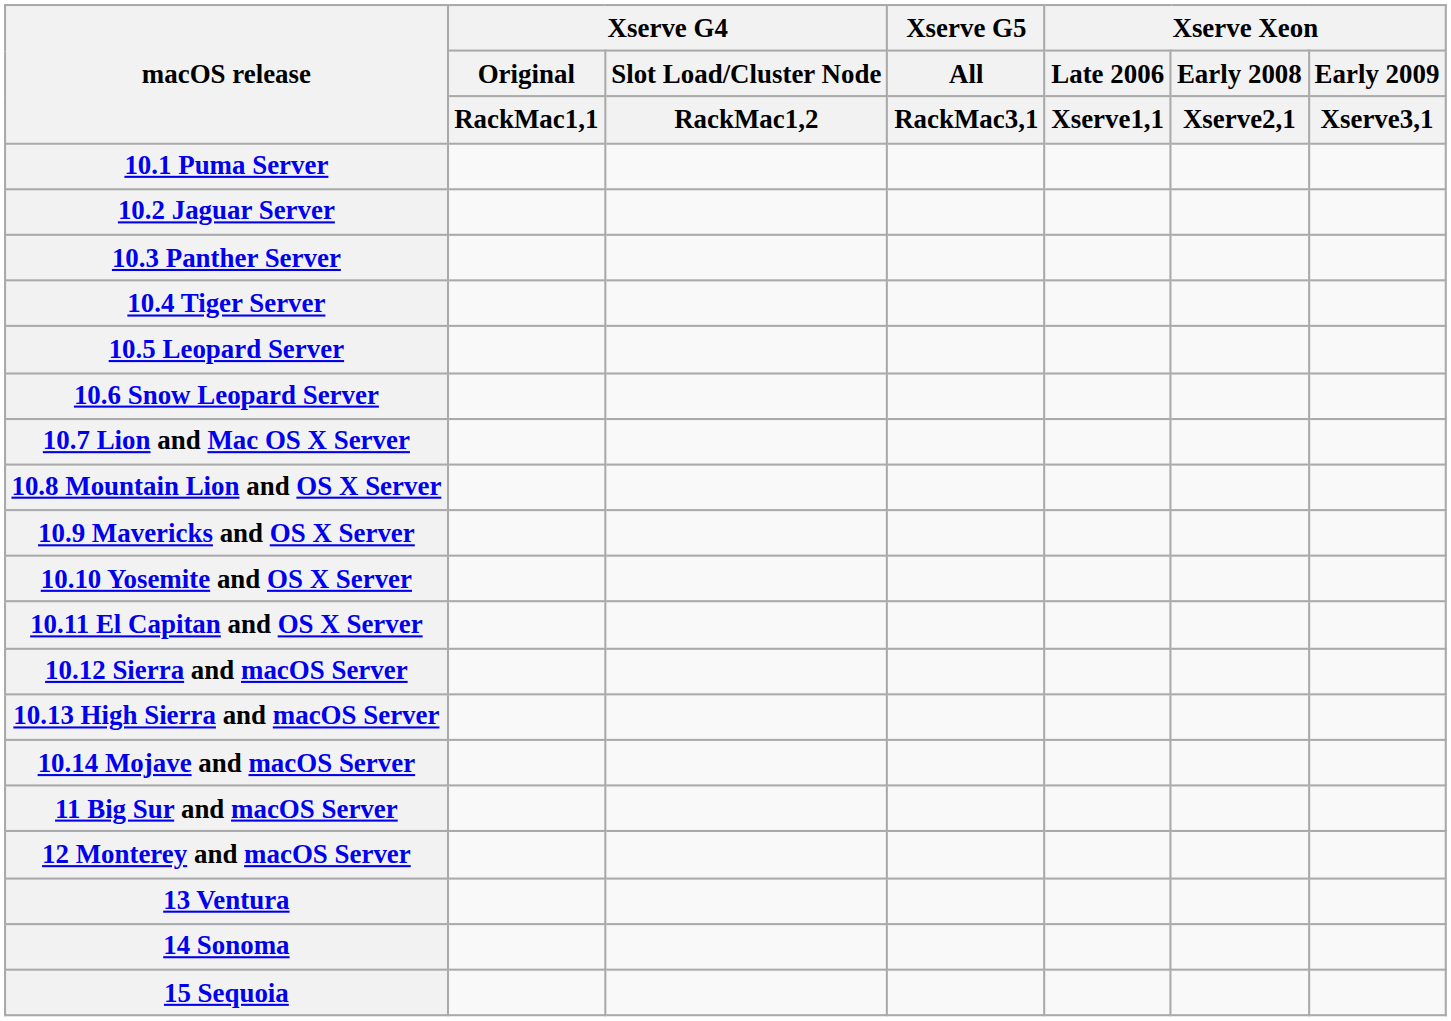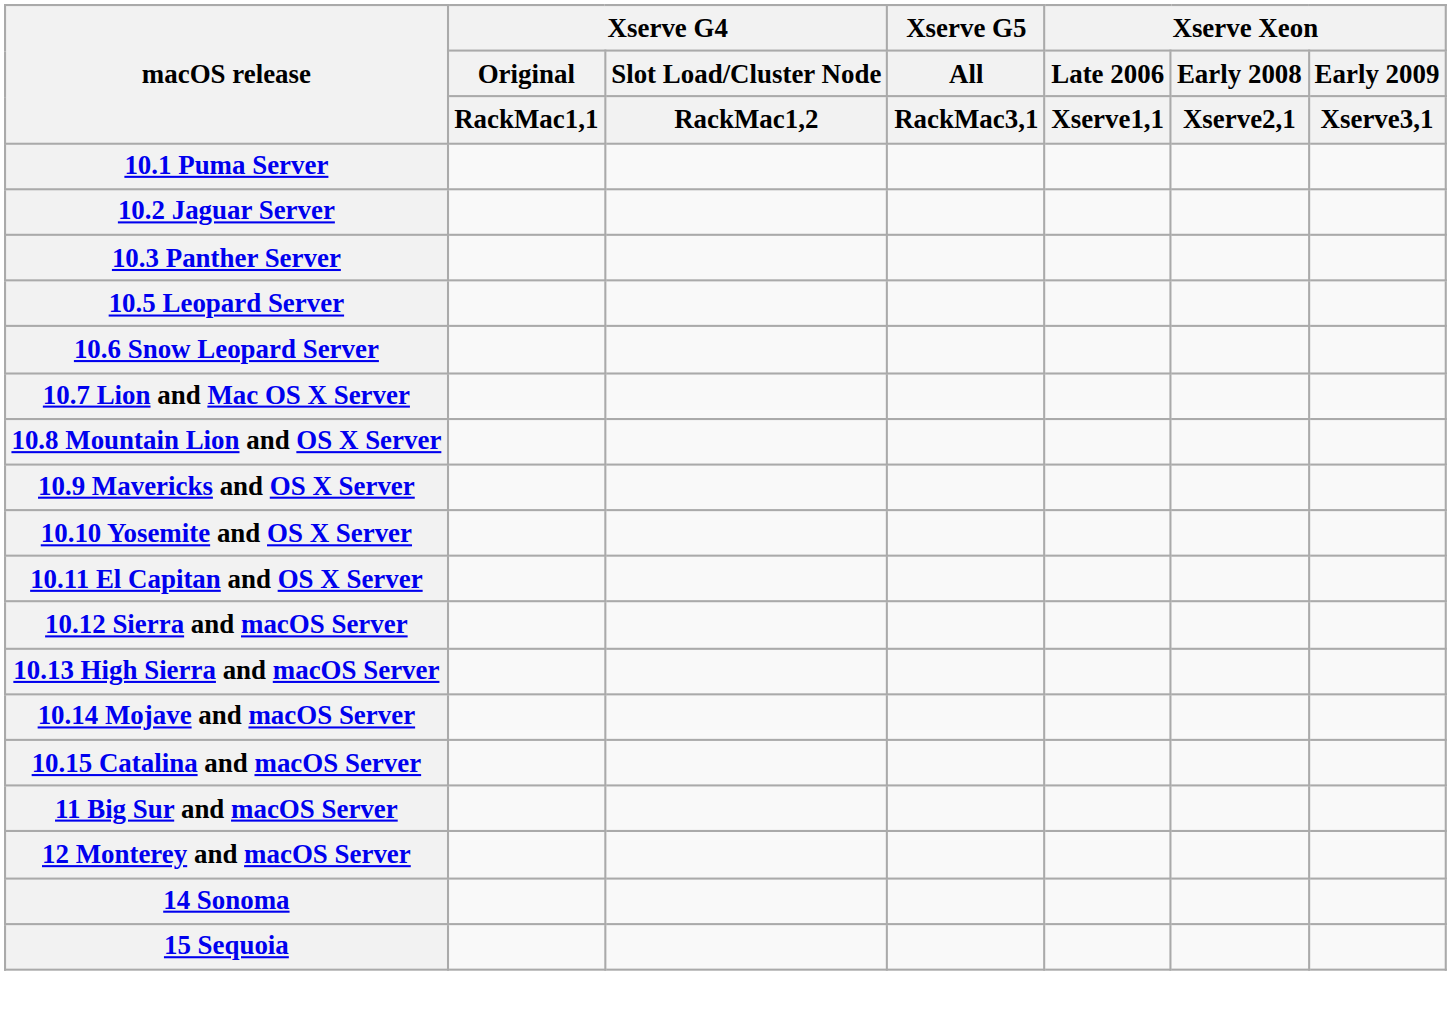- row: (226, 303)
+ row: (226, 762)
- row: (226, 900)
